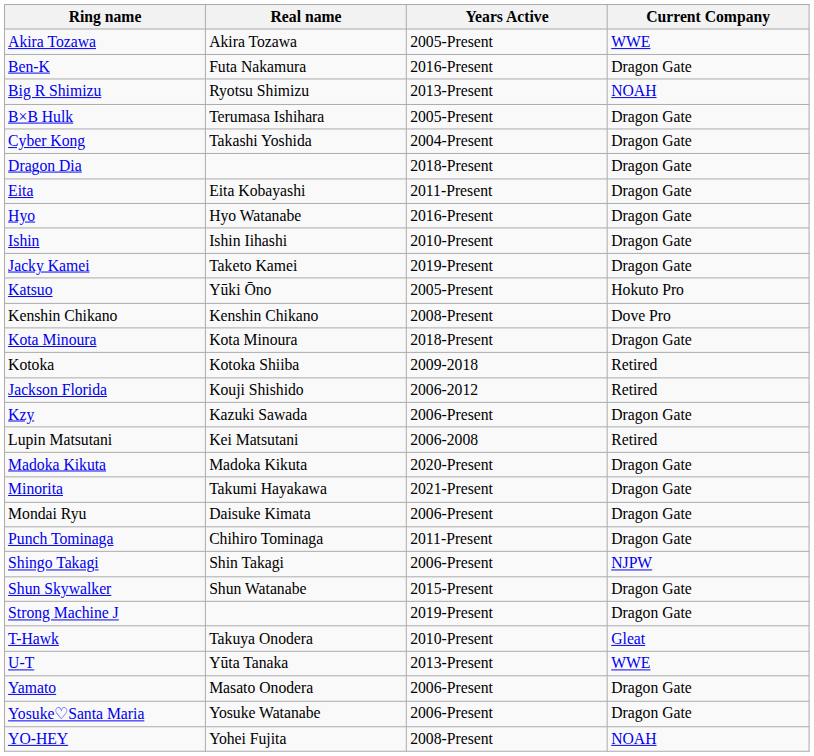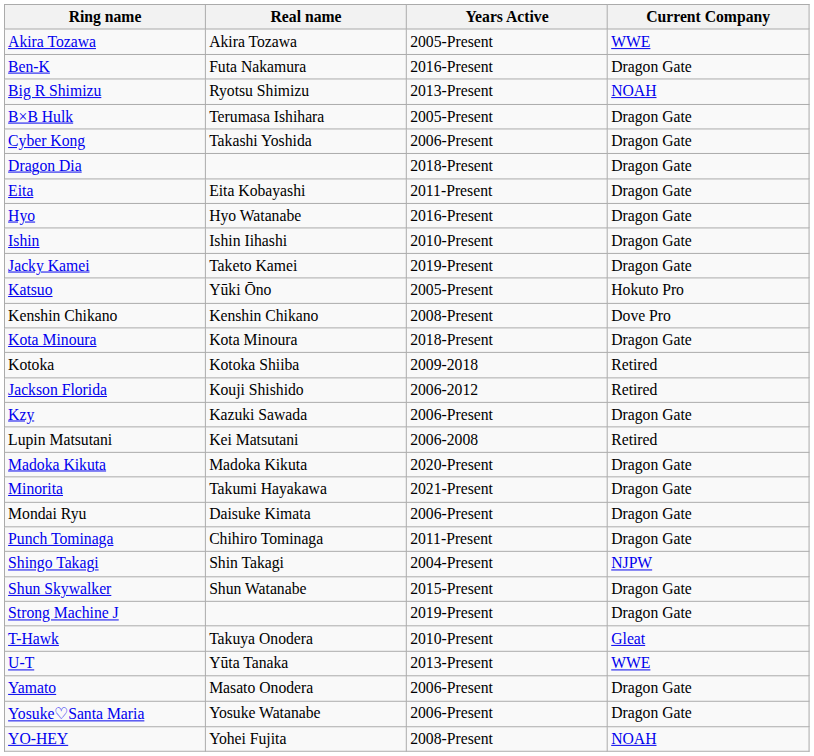(452, 141) 2004-Present -> (452, 141) 2006-Present
(452, 564) 2006-Present -> (452, 564) 2004-Present
